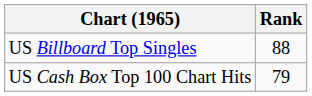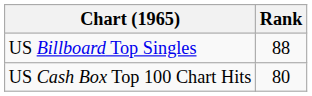(281, 76) 79 -> (281, 76) 80
